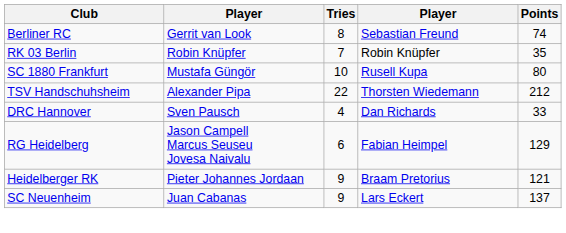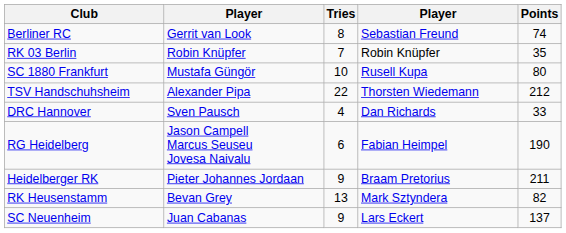(540, 145) 129 -> (540, 145) 190
(540, 178) 121 -> (540, 178) 211
+ row: (57, 198)
